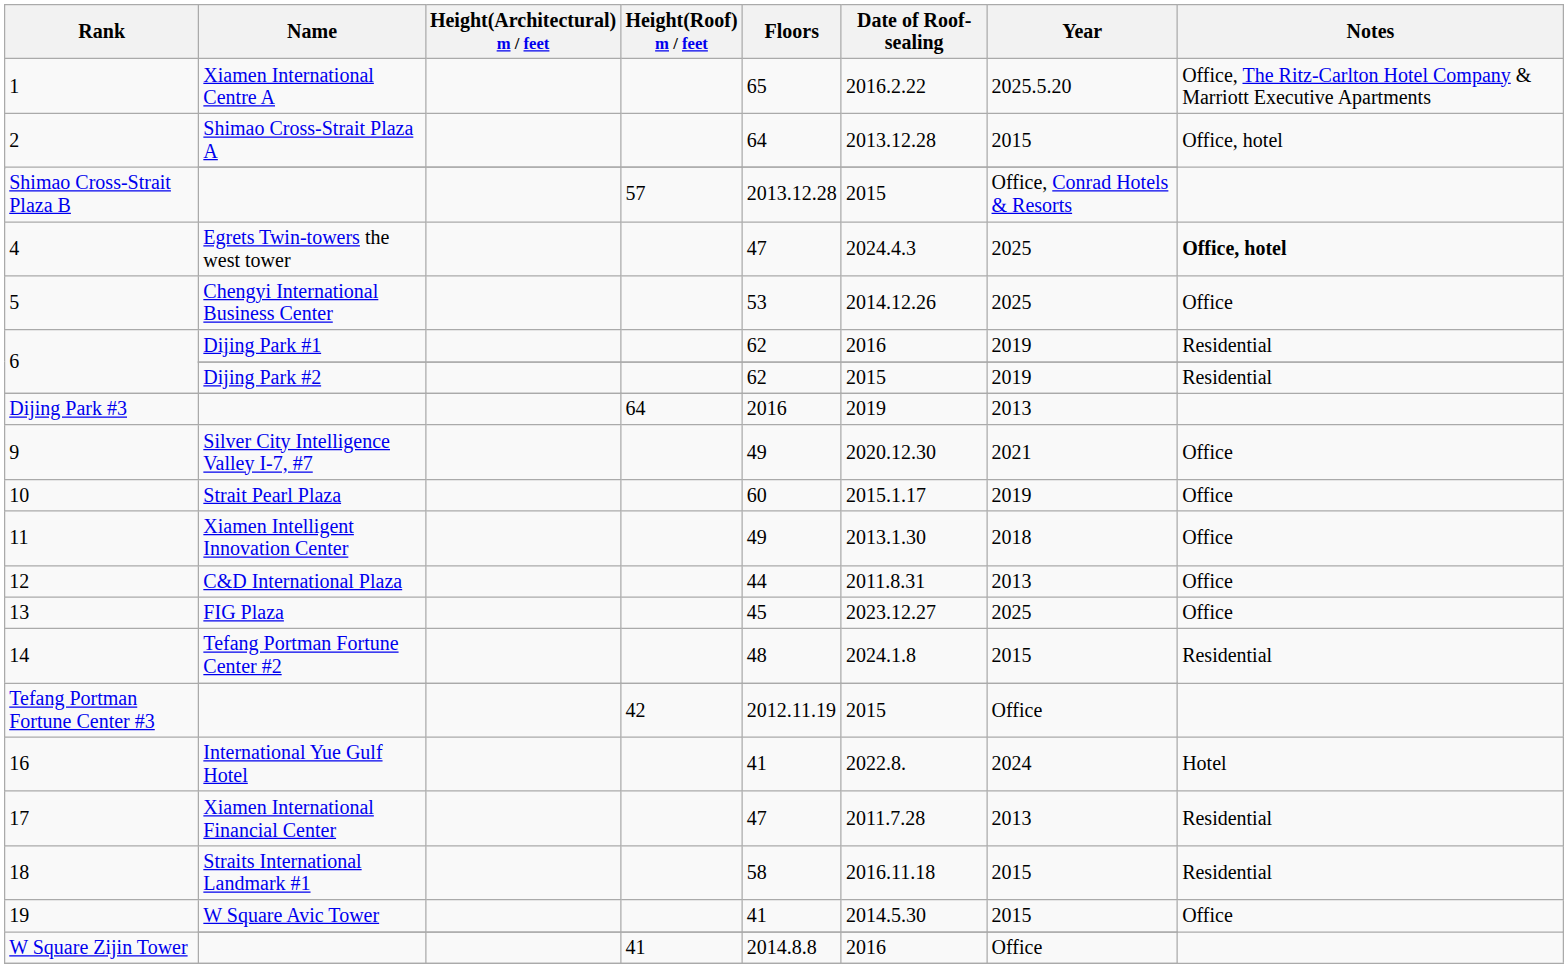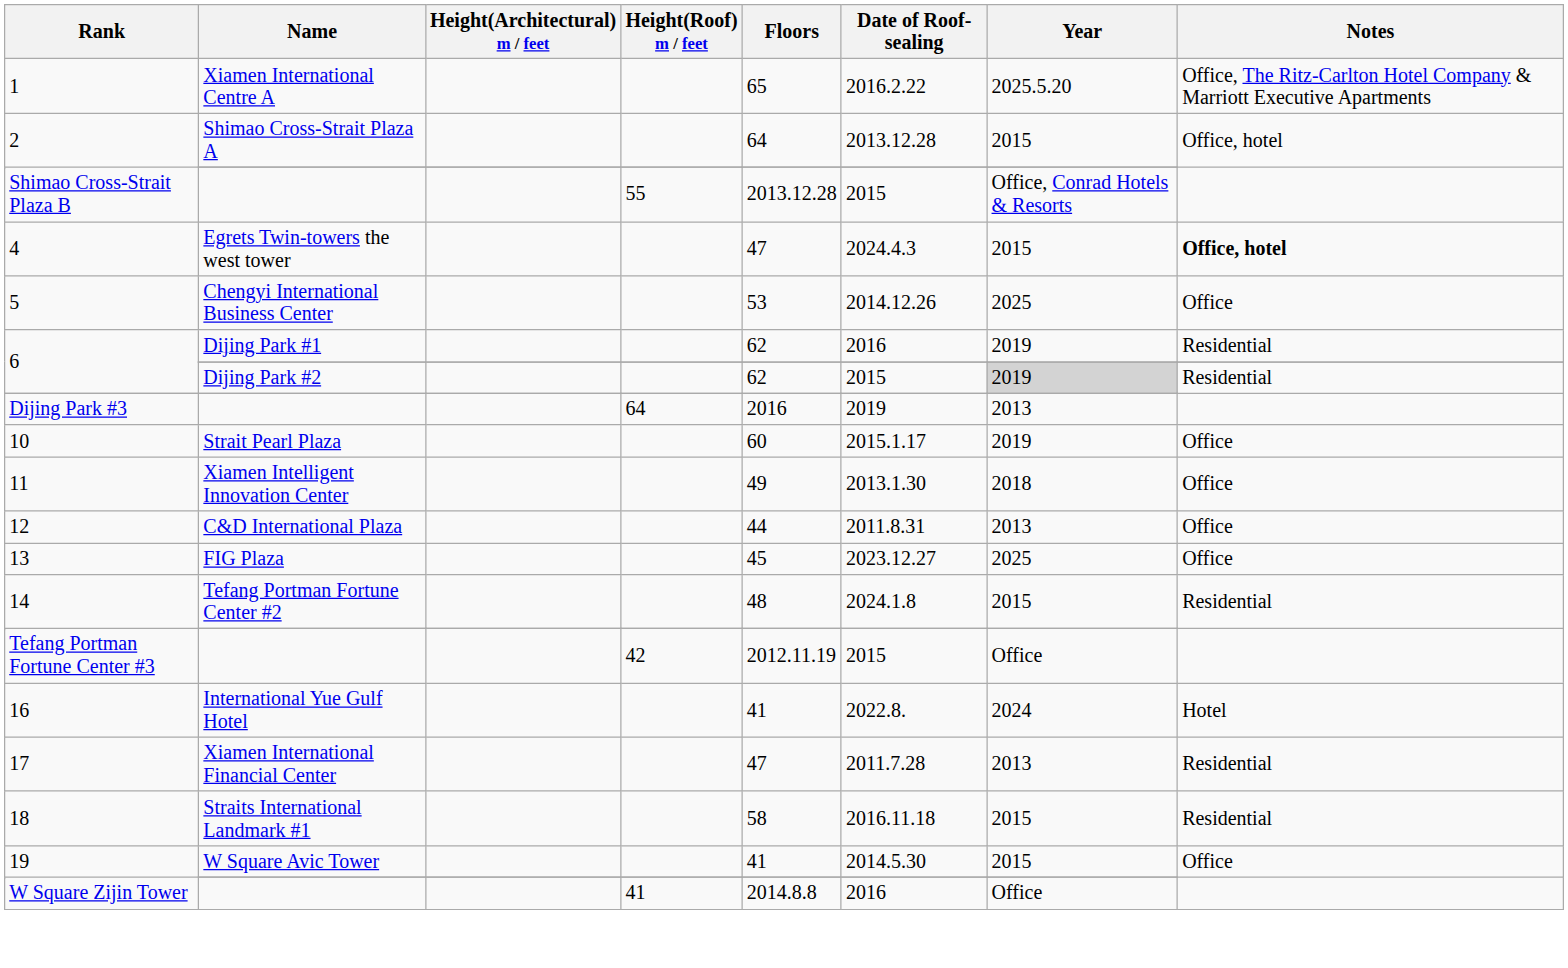(635, 194) 57 -> (635, 194) 55
(1012, 248) 2025 -> (1012, 248) 2015
(1012, 377) no background -> (1012, 377) lightgrey background
- row: (14, 452)
